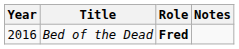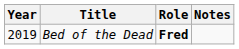(22, 34) 2016 -> (22, 34) 2019
